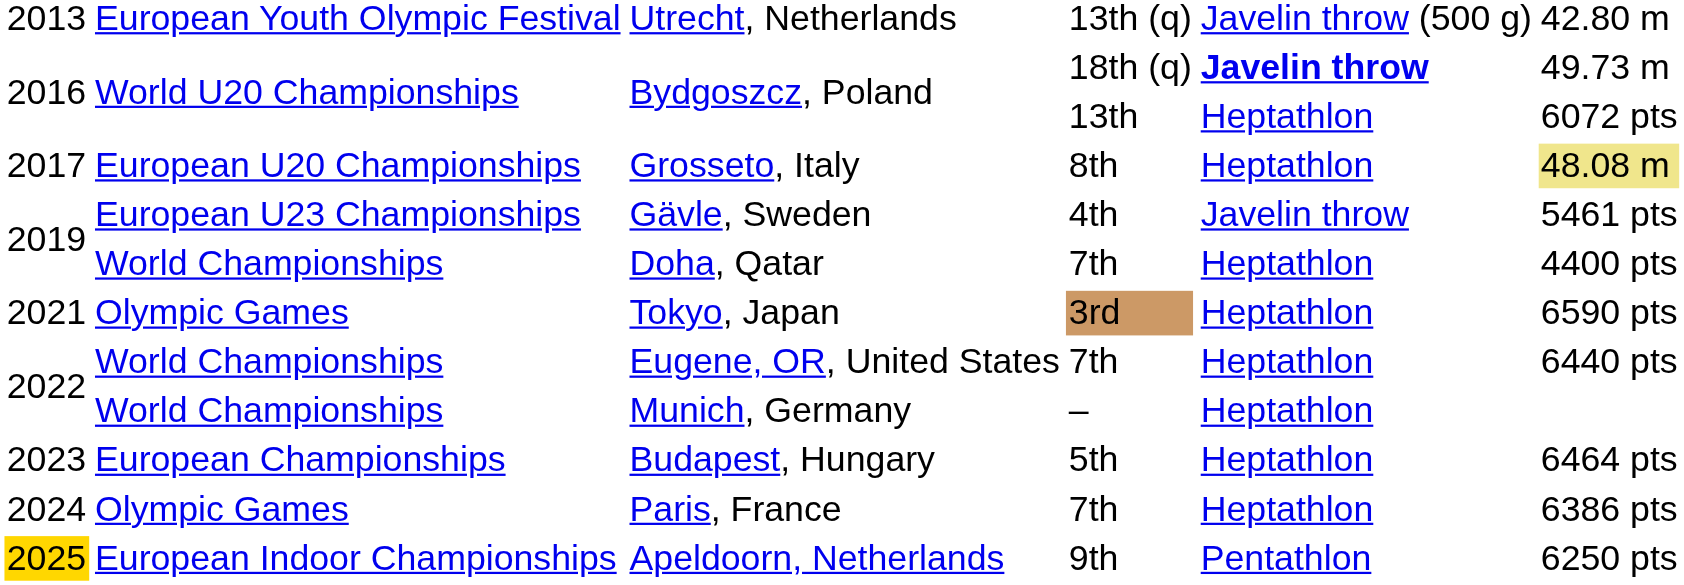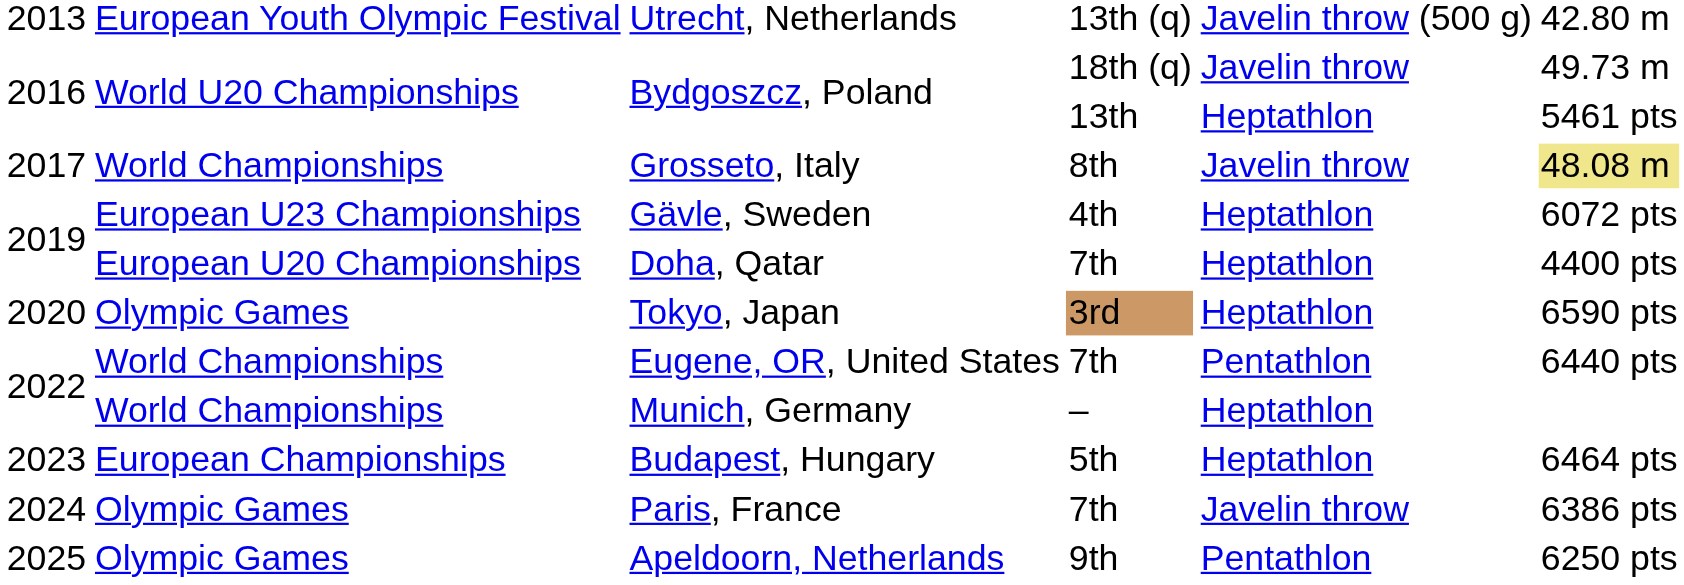(1315, 67) bold -> (1305, 67) normal
(1609, 116) 6072 pts -> (1609, 116) 5461 pts
(338, 165) European U20 Championships -> (269, 165) World Championships
(1287, 165) Heptathlon -> (1305, 165) Javelin throw
(1305, 214) Javelin throw -> (1287, 214) Heptathlon
(1609, 214) 5461 pts -> (1609, 214) 6072 pts
(269, 263) World Championships -> (338, 263) European U20 Championships
(46, 312) 2021 -> (46, 312) 2020
(1287, 361) Heptathlon -> (1286, 361) Pentathlon
(1287, 508) Heptathlon -> (1305, 508) Javelin throw
(46, 557) gold background -> (46, 557) no background
(356, 557) European Indoor Championships -> (222, 557) Olympic Games
